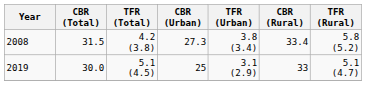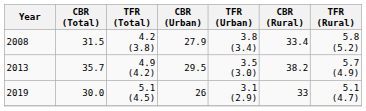(195, 42) 27.3 -> (195, 42) 27.9
+ row: (17, 68)
(201, 68) 25 -> (201, 93) 26
